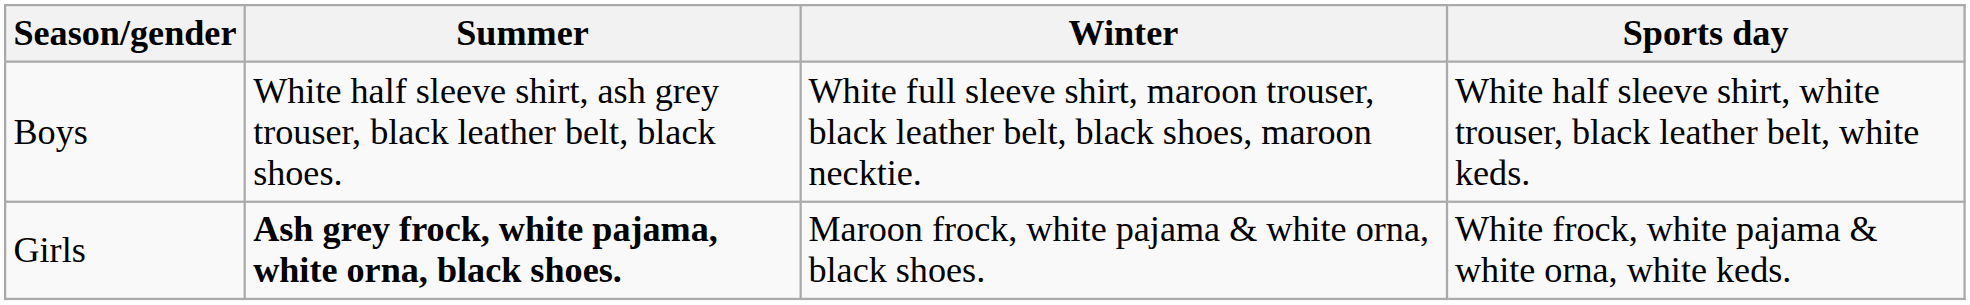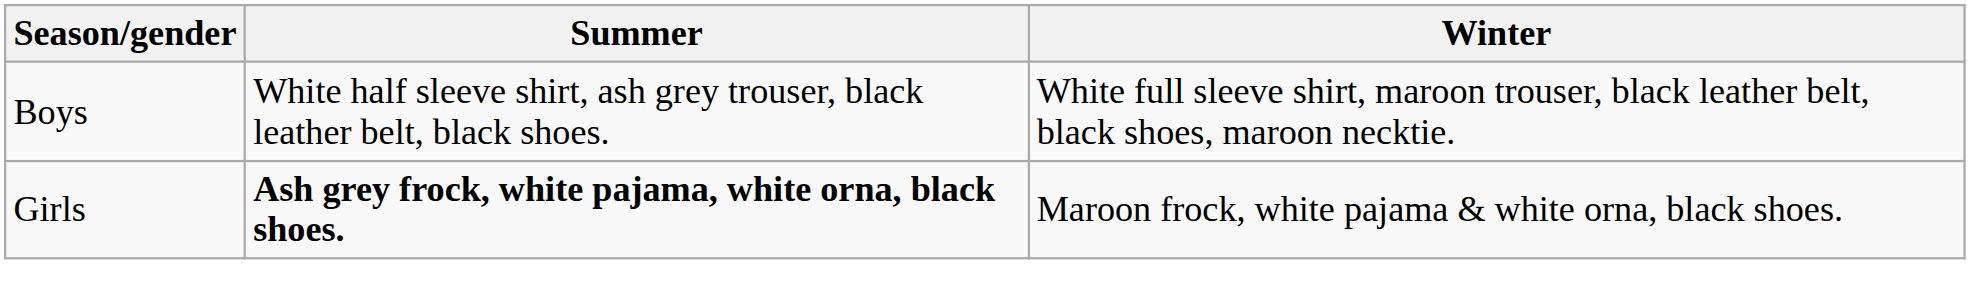- column: (1706, 33)
